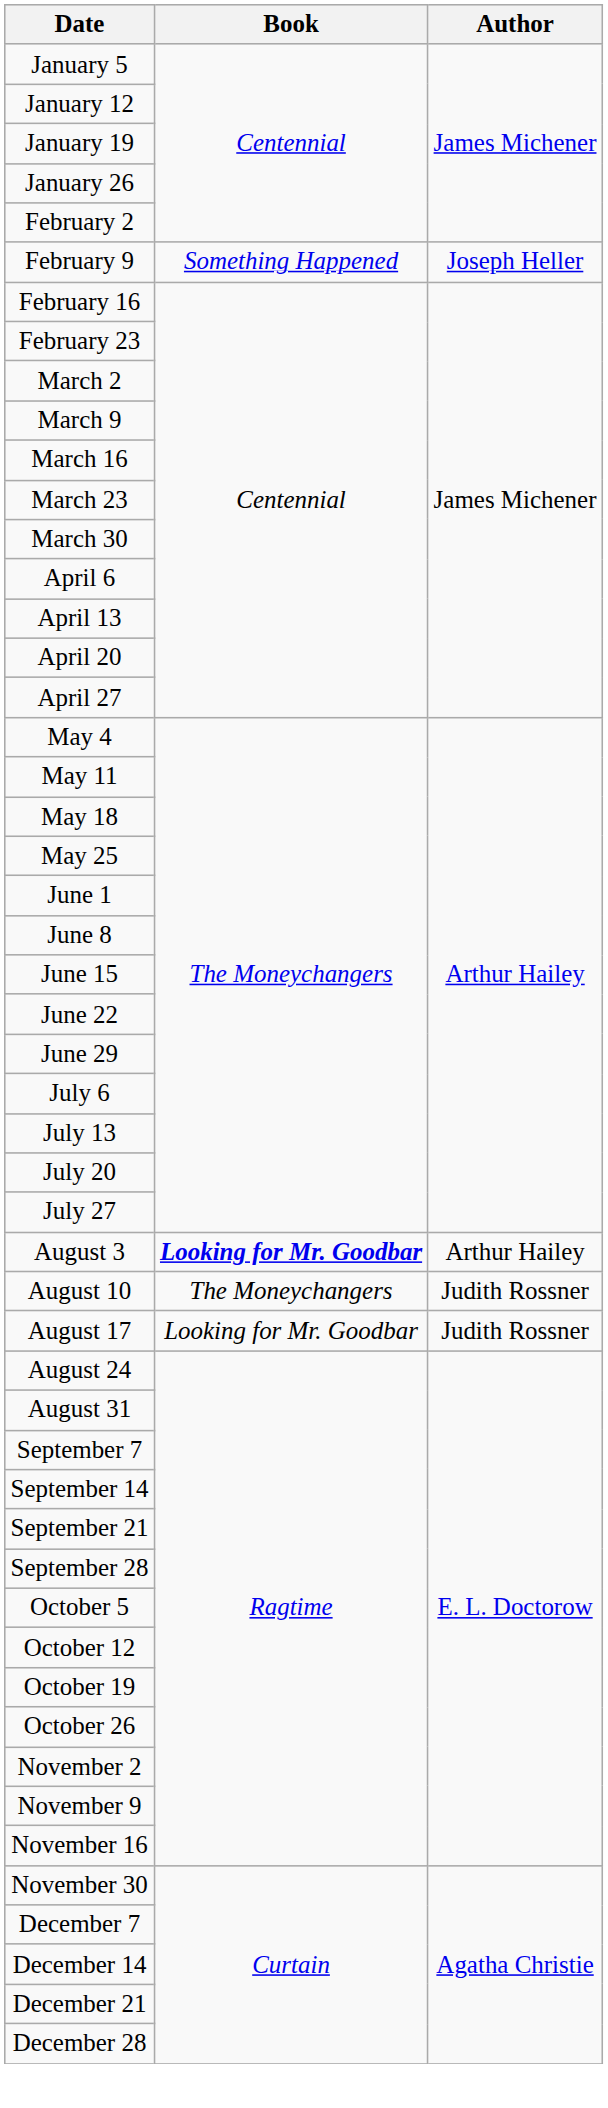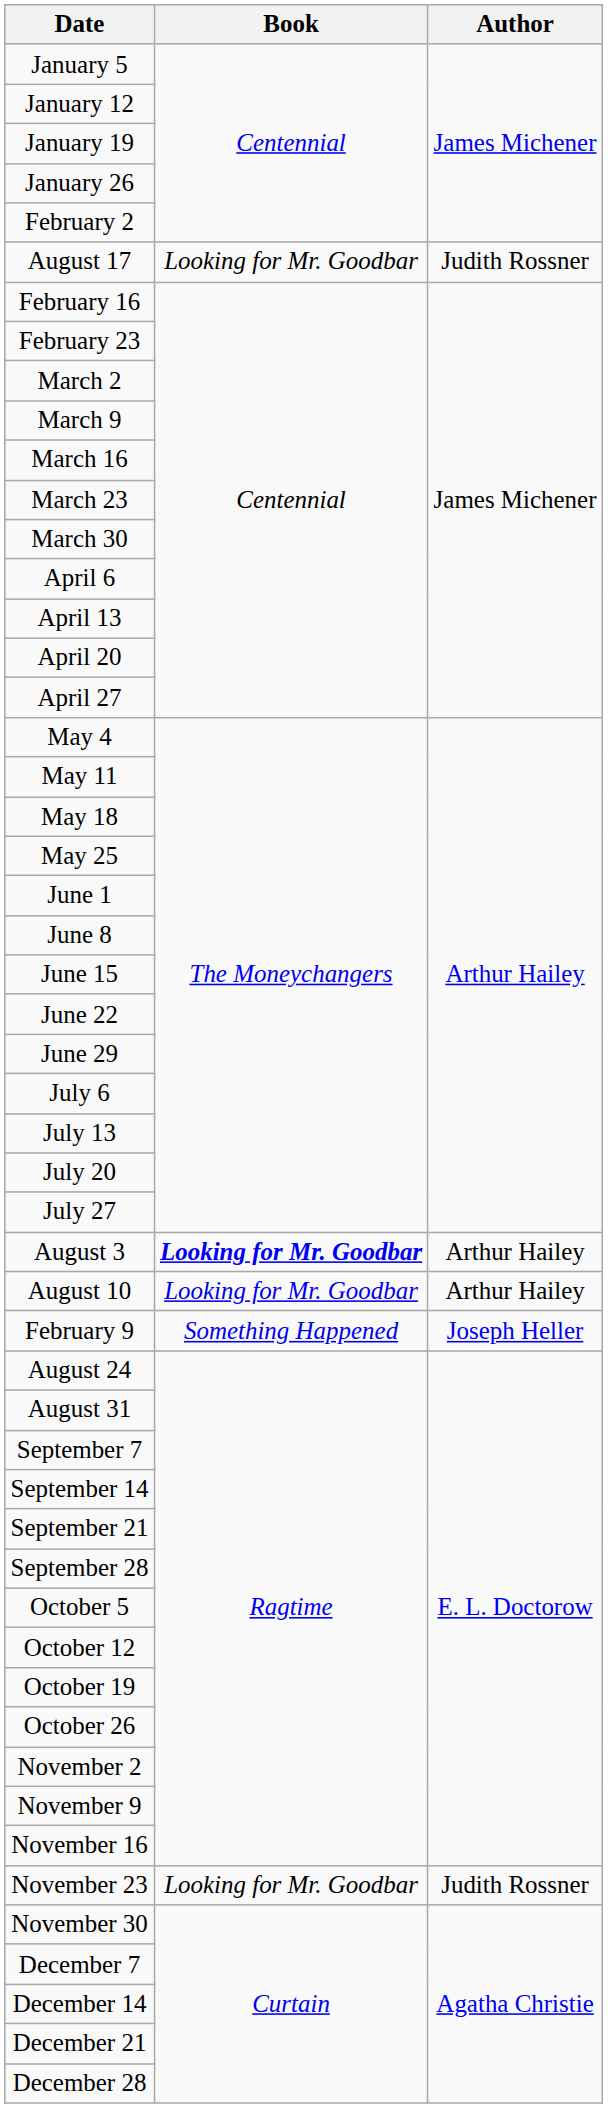rows swapped: (80, 261) <-> (80, 1330)
(291, 1291) The Moneychangers -> (291, 1291) Looking for Mr. Goodbar
(515, 1291) Judith Rossner -> (515, 1291) Arthur Hailey
+ row: (79, 1884)
